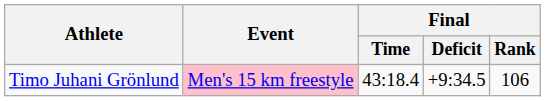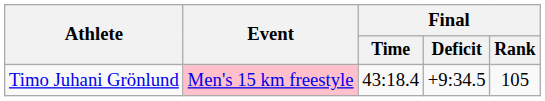(515, 80) 106 -> (515, 80) 105
